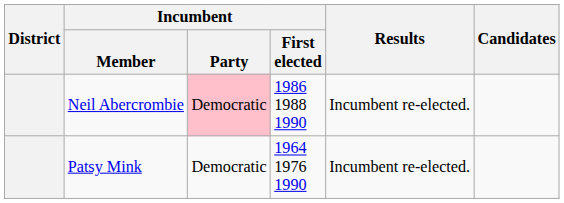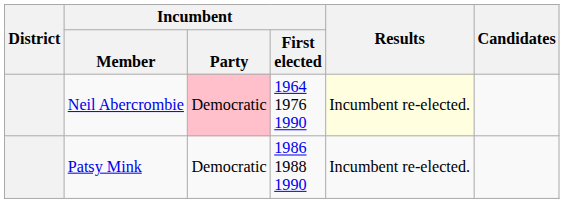(290, 104) 1986 1988 1990 -> (290, 104) 1964 1976 1990
(400, 104) no background -> (400, 104) lightyellow background
(290, 166) 1964 1976 1990 -> (290, 166) 1986 1988 1990
